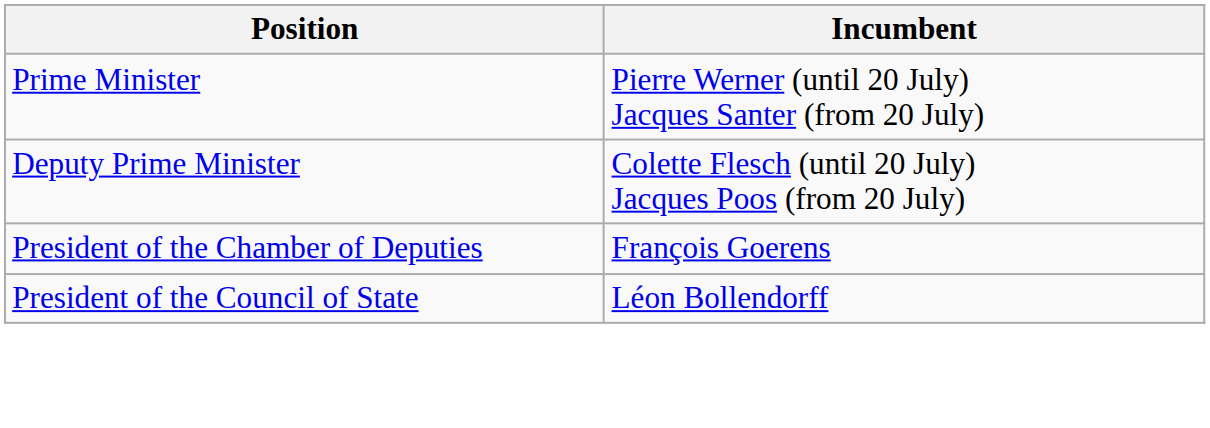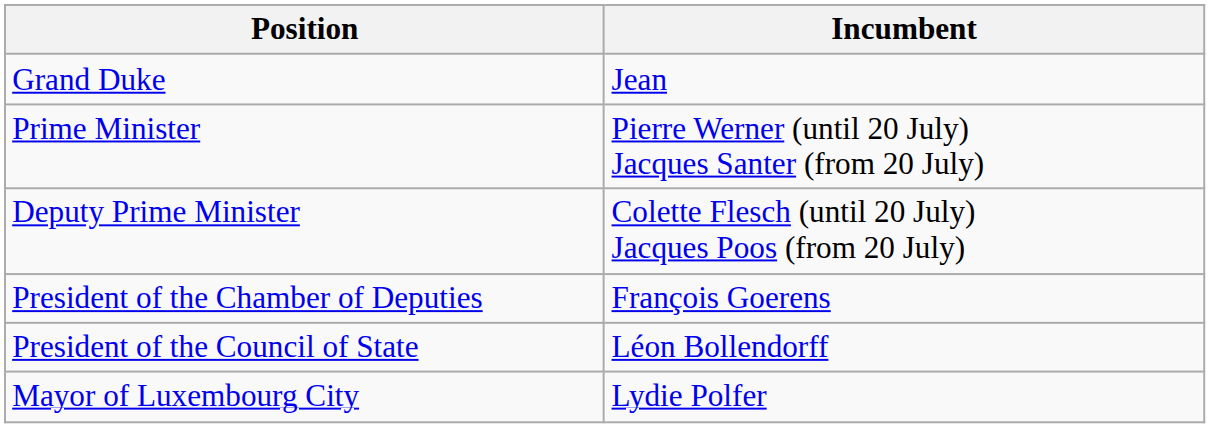+ row: (89, 78)
+ row: (186, 396)
